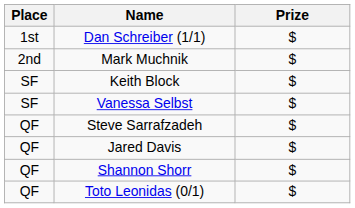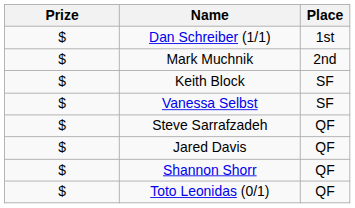columns swapped: (29, 15) <-> (292, 15)
